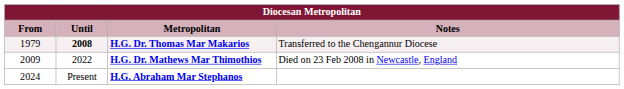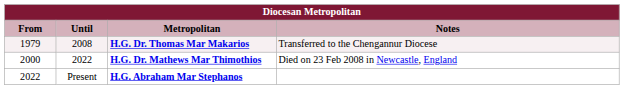(82, 44) bold -> (82, 44) normal
(30, 60) 2009 -> (30, 60) 2000
(30, 76) 2024 -> (30, 76) 2022
